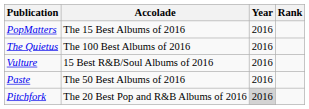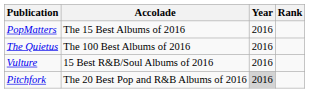- row: (18, 79)
